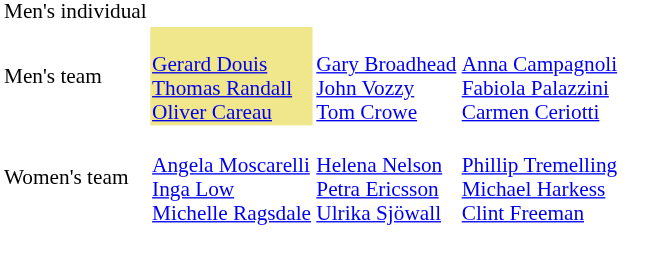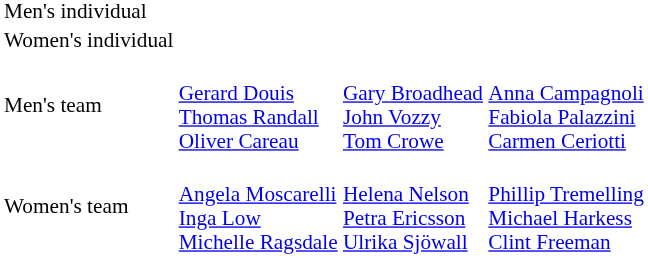+ row: (89, 40)
(222, 87) khaki background -> (249, 117) no background
